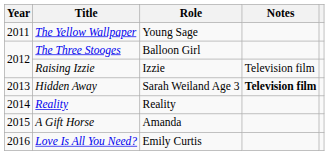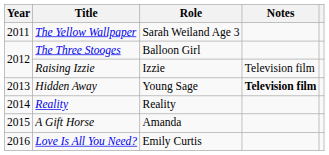(170, 31) Young Sage -> (191, 31) Sarah Weiland Age 3
(191, 86) Sarah Weiland Age 3 -> (170, 86) Young Sage
